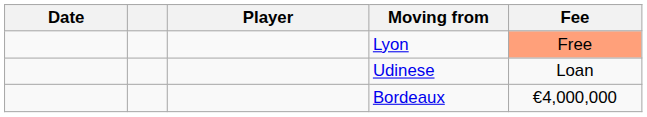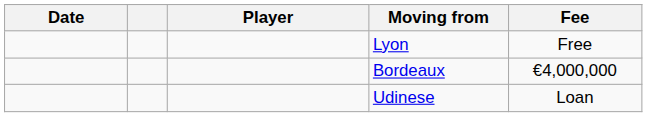(575, 44) lightsalmon background -> (575, 44) no background
rows swapped: (404, 71) <-> (409, 97)
